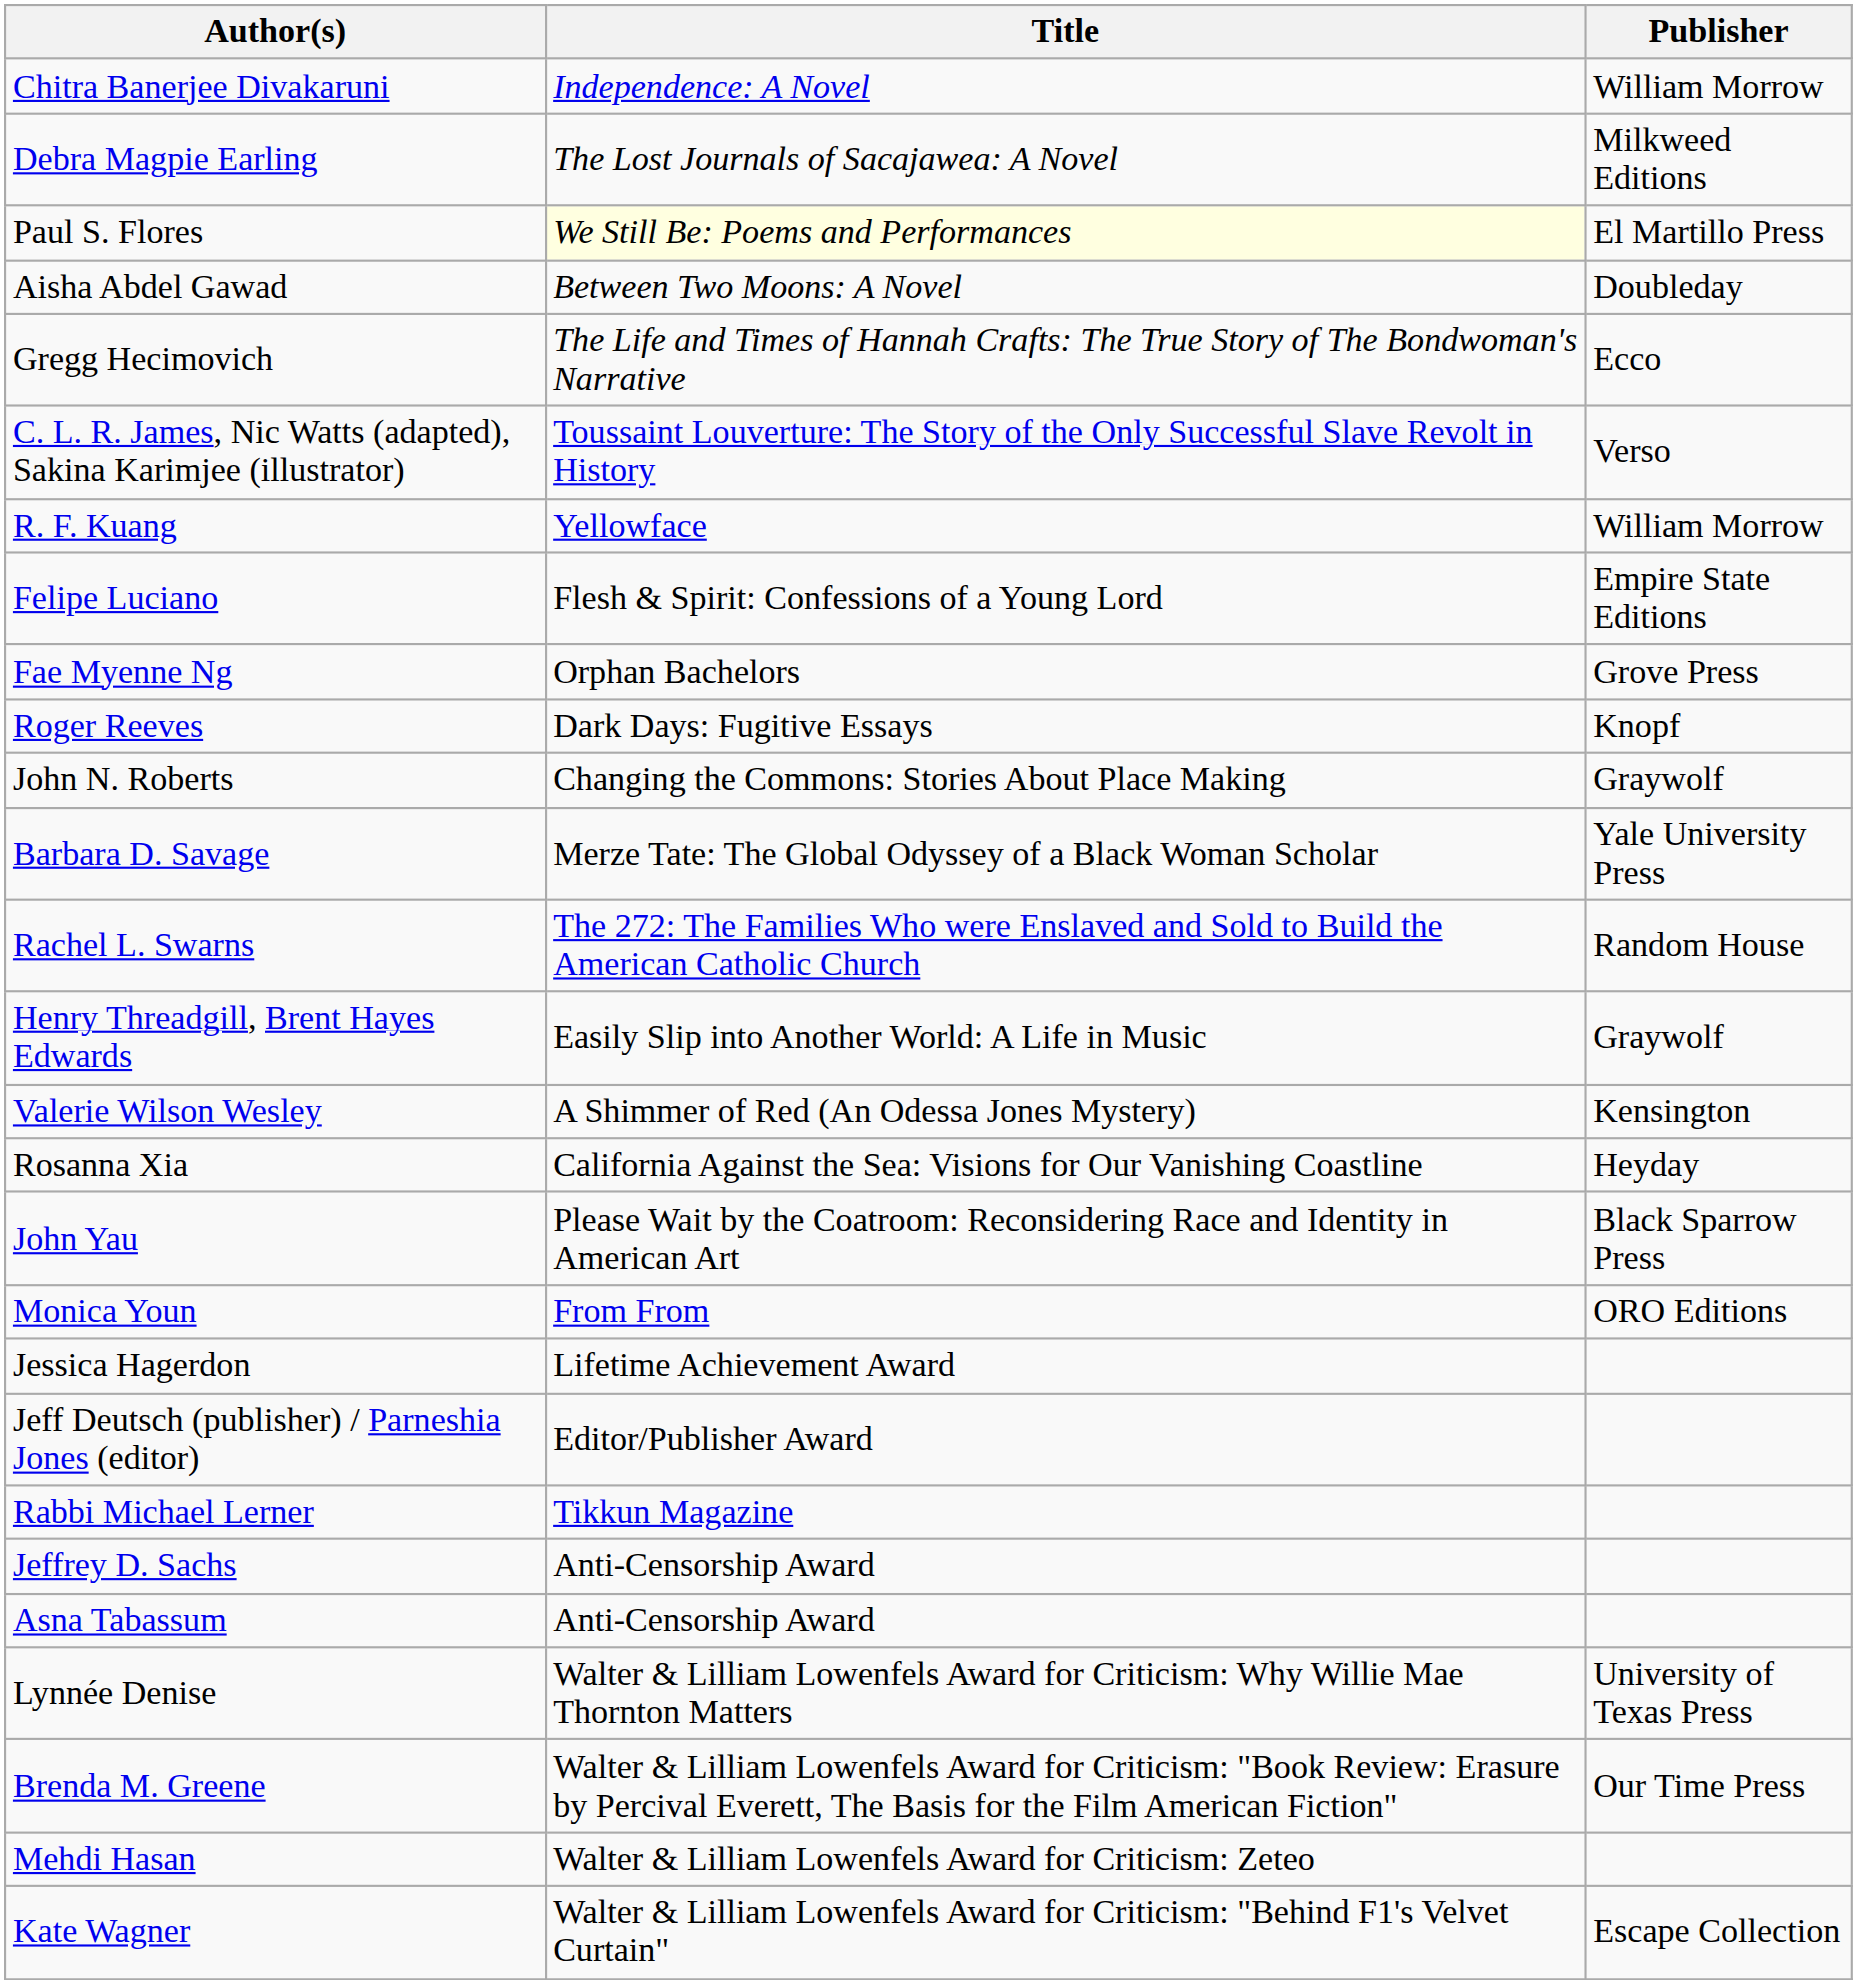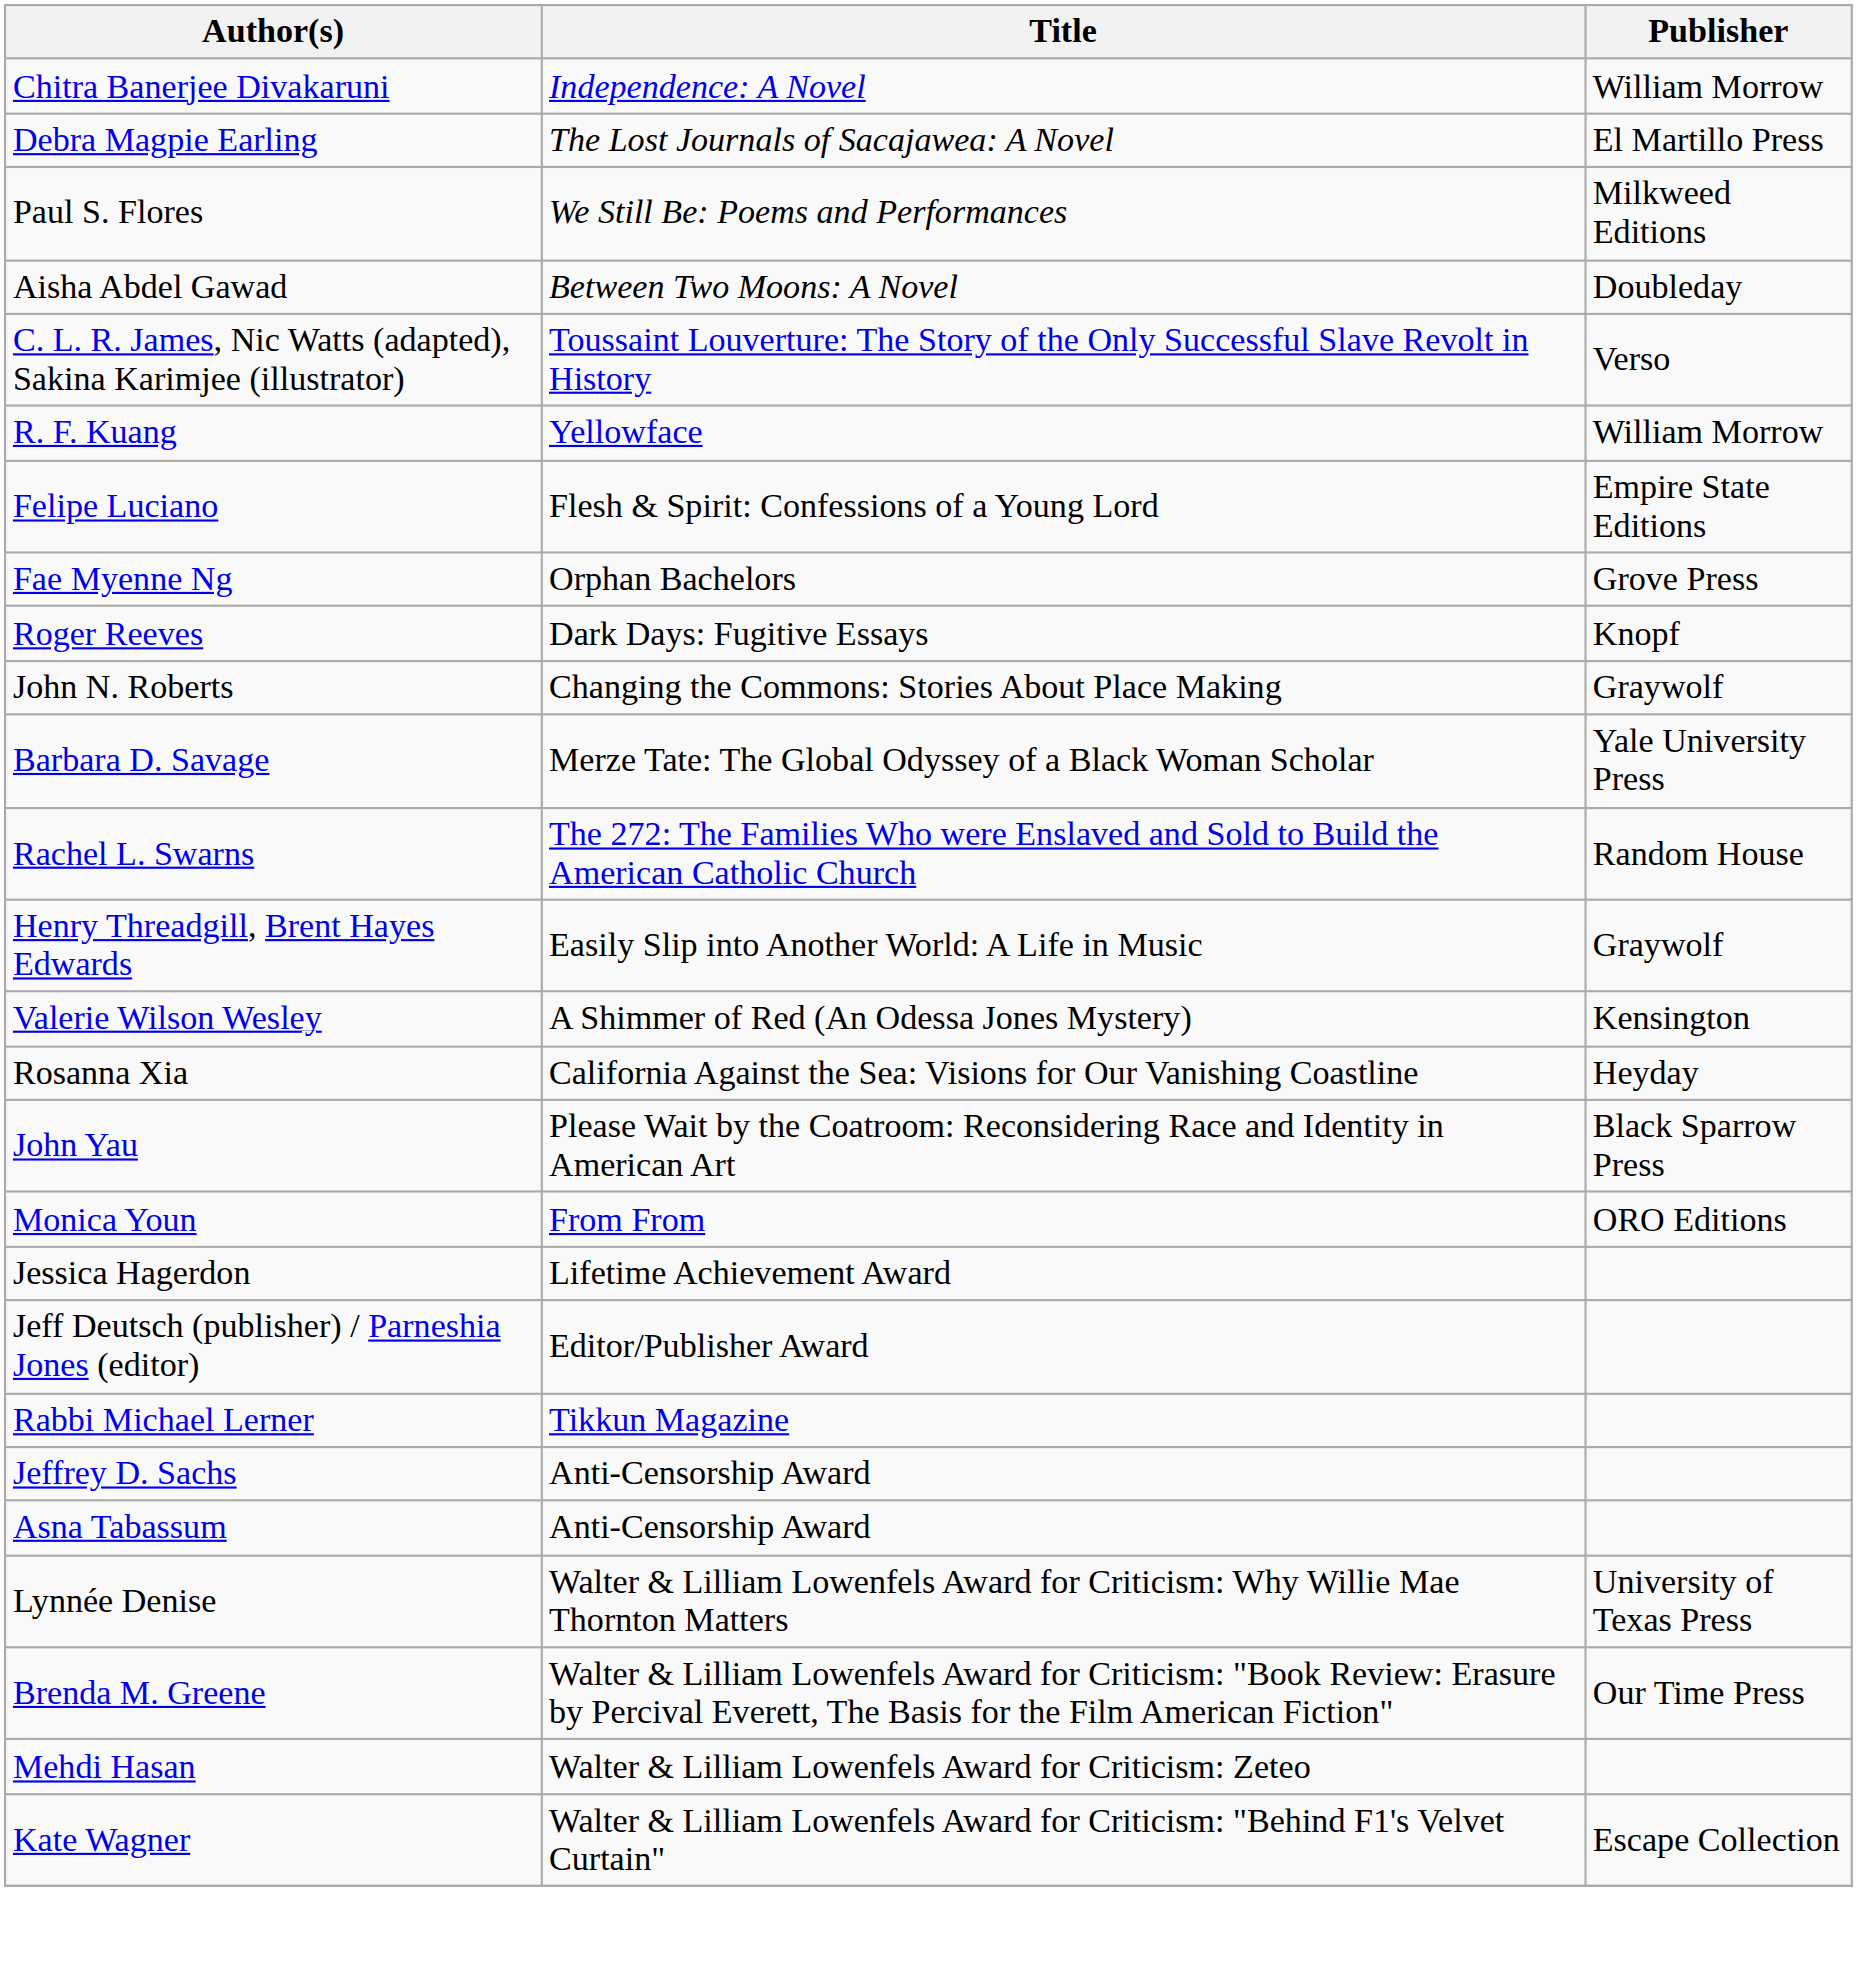(1662, 158) Milkweed Editions -> (1708, 139) El Martillo Press
(812, 232) lightyellow background -> (808, 212) no background
(1709, 232) El Martillo Press -> (1662, 212) Milkweed Editions
- row: (143, 359)
